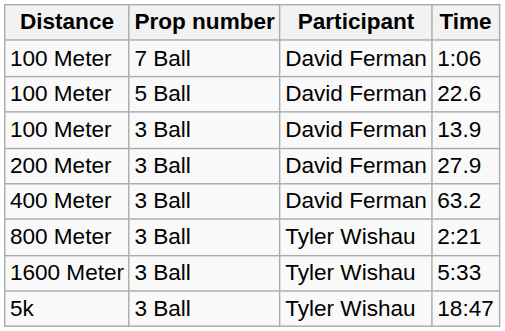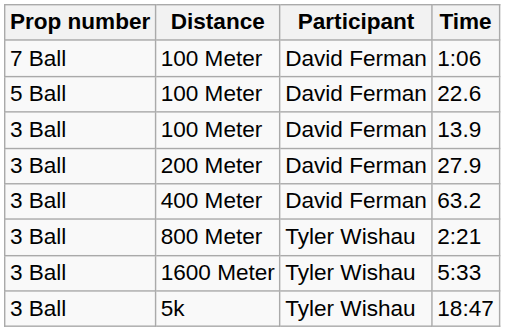columns swapped: (205, 22) <-> (67, 22)
